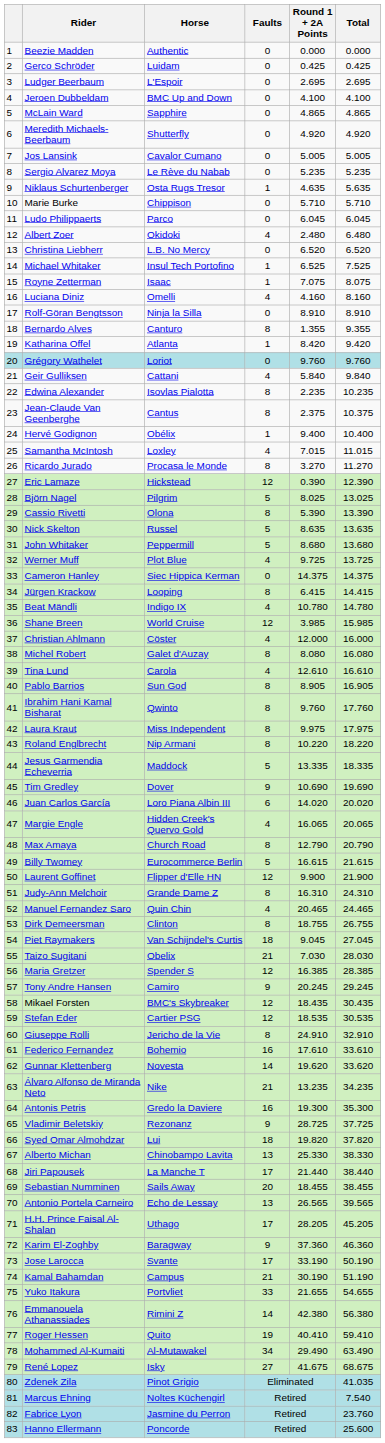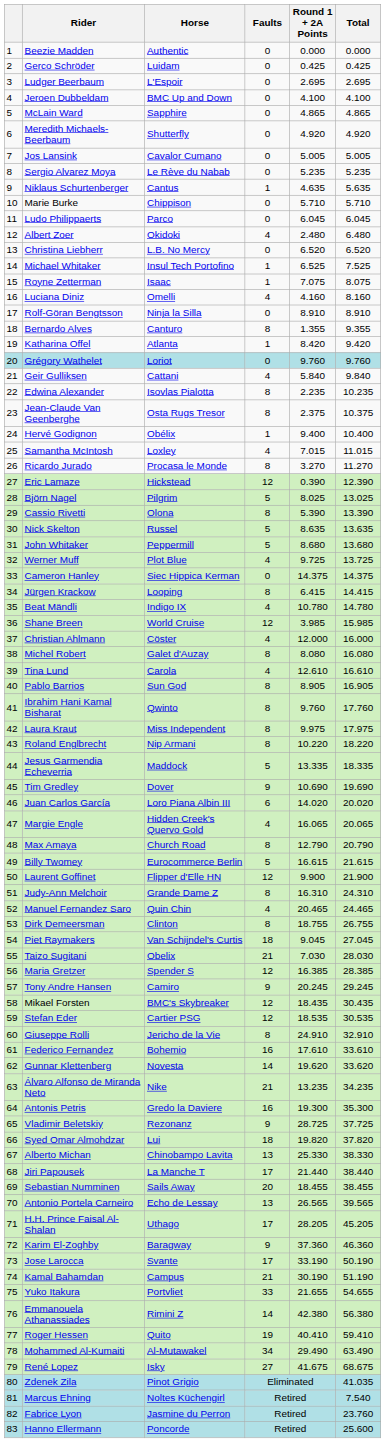(186, 187) Osta Rugs Tresor -> (163, 187) Cantus
(163, 413) Cantus -> (186, 413) Osta Rugs Tresor
